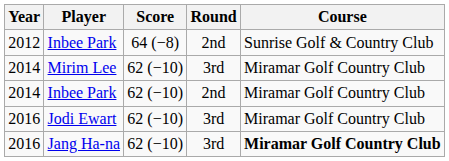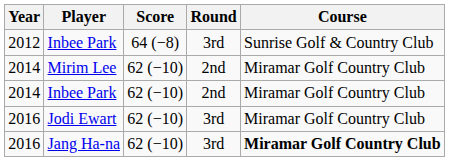(214, 42) 2nd -> (214, 42) 3rd
(214, 67) 3rd -> (214, 67) 2nd
